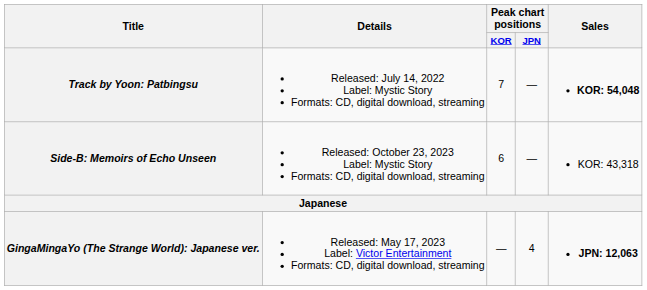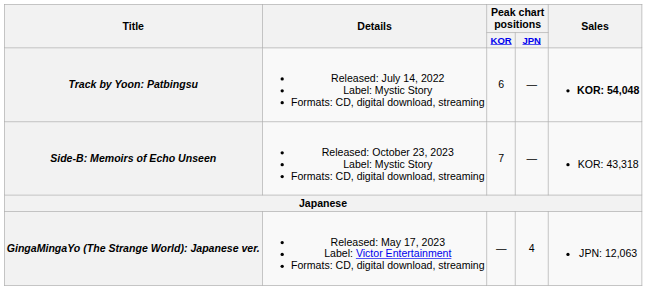(501, 84) 7 -> (501, 84) 6
(501, 158) 6 -> (501, 158) 7
(595, 254) bold -> (595, 254) normal
